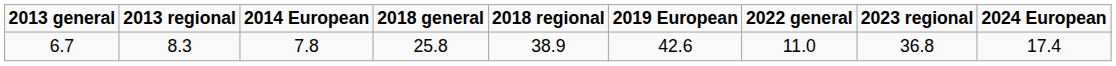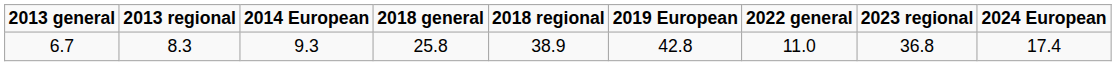(307, 46) 7.8 -> (307, 46) 9.3
(675, 46) 42.6 -> (675, 46) 42.8
